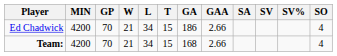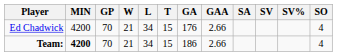(189, 28) 186 -> (189, 28) 176
(81, 43) normal -> (81, 43) bold
(189, 43) 168 -> (189, 43) 186
